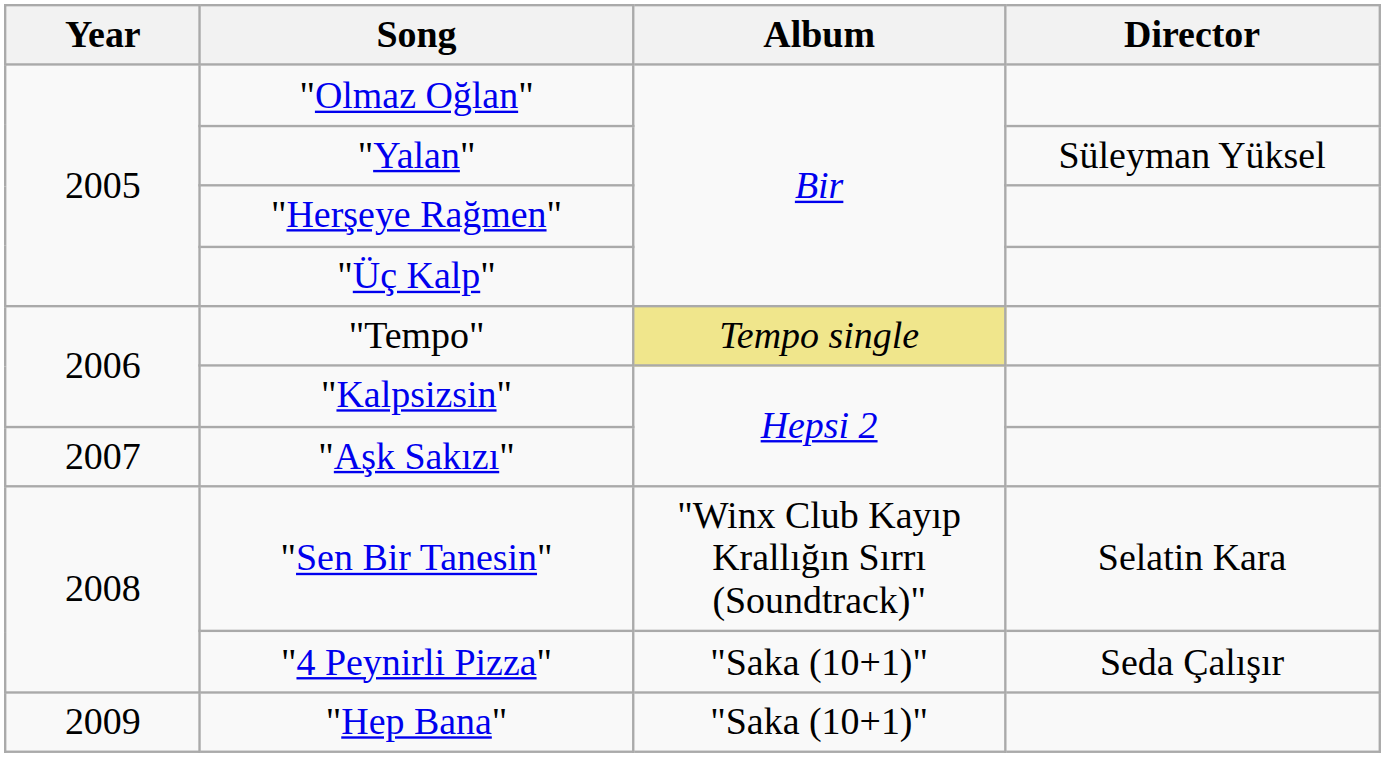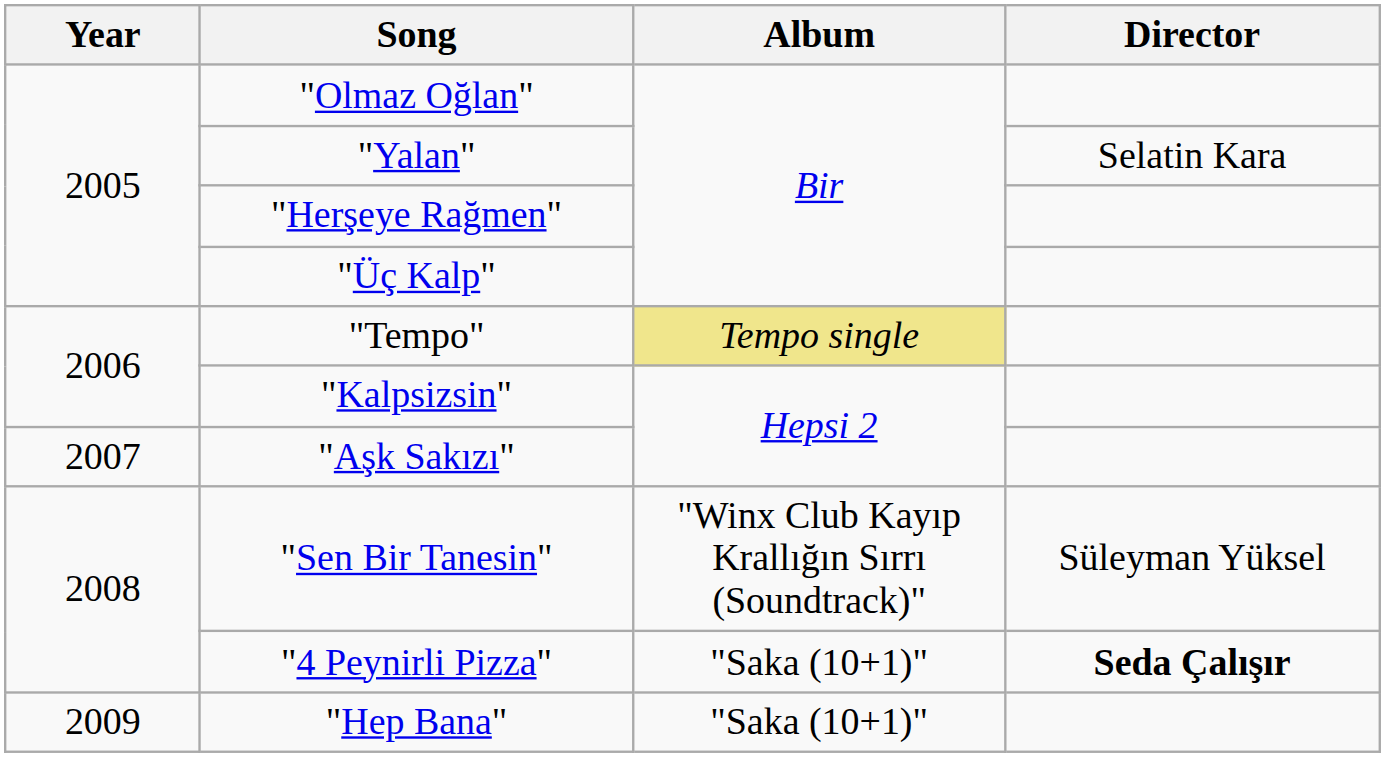(1192, 154) Süleyman Yüksel -> (1192, 154) Selatin Kara
(1192, 558) Selatin Kara -> (1192, 558) Süleyman Yüksel
(1192, 661) normal -> (1192, 661) bold
